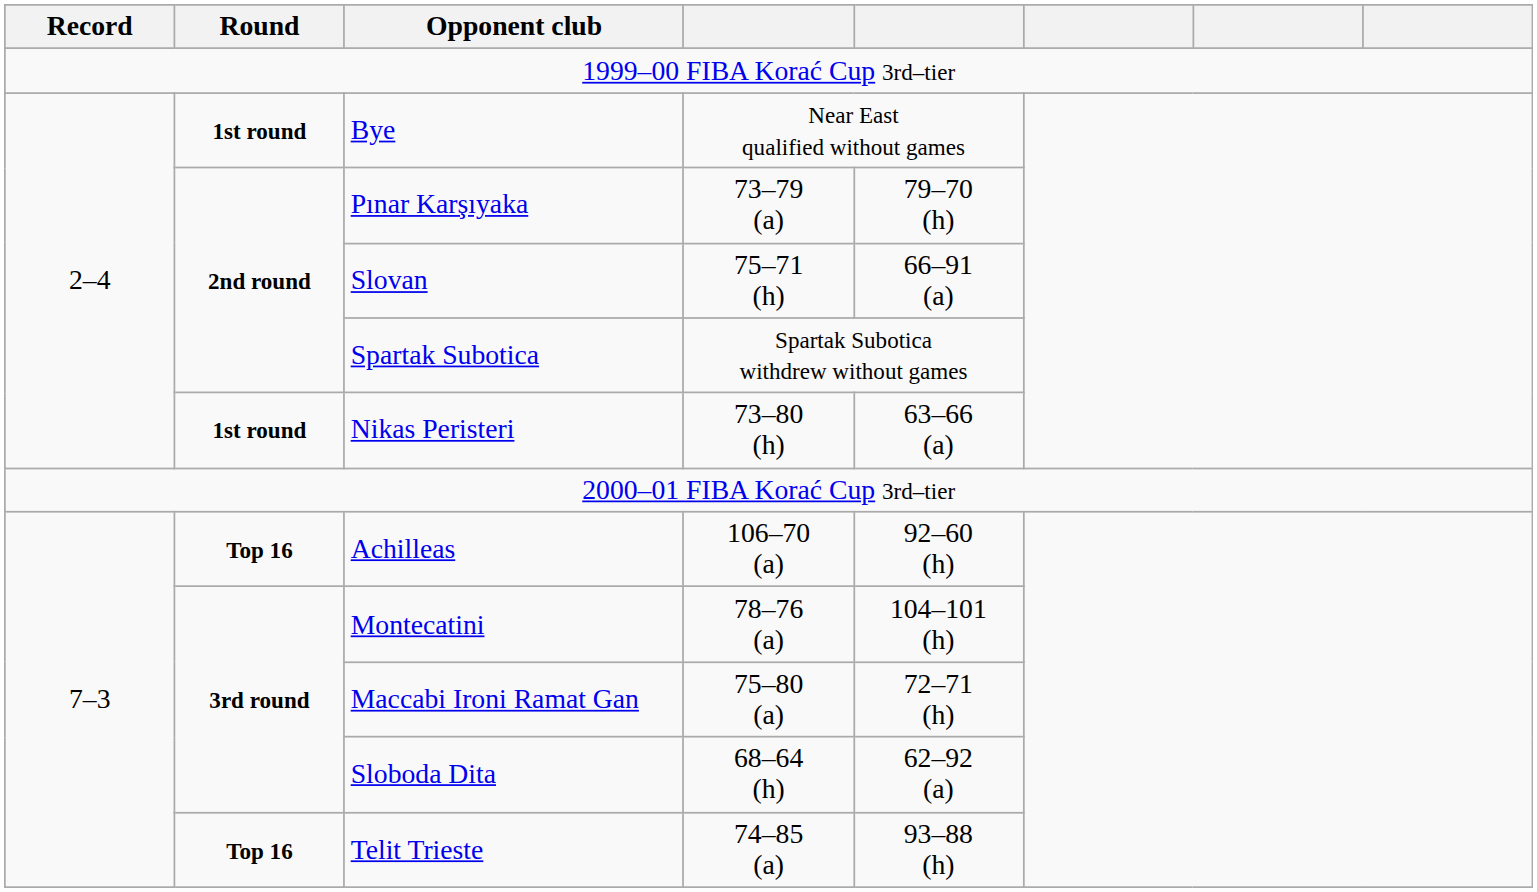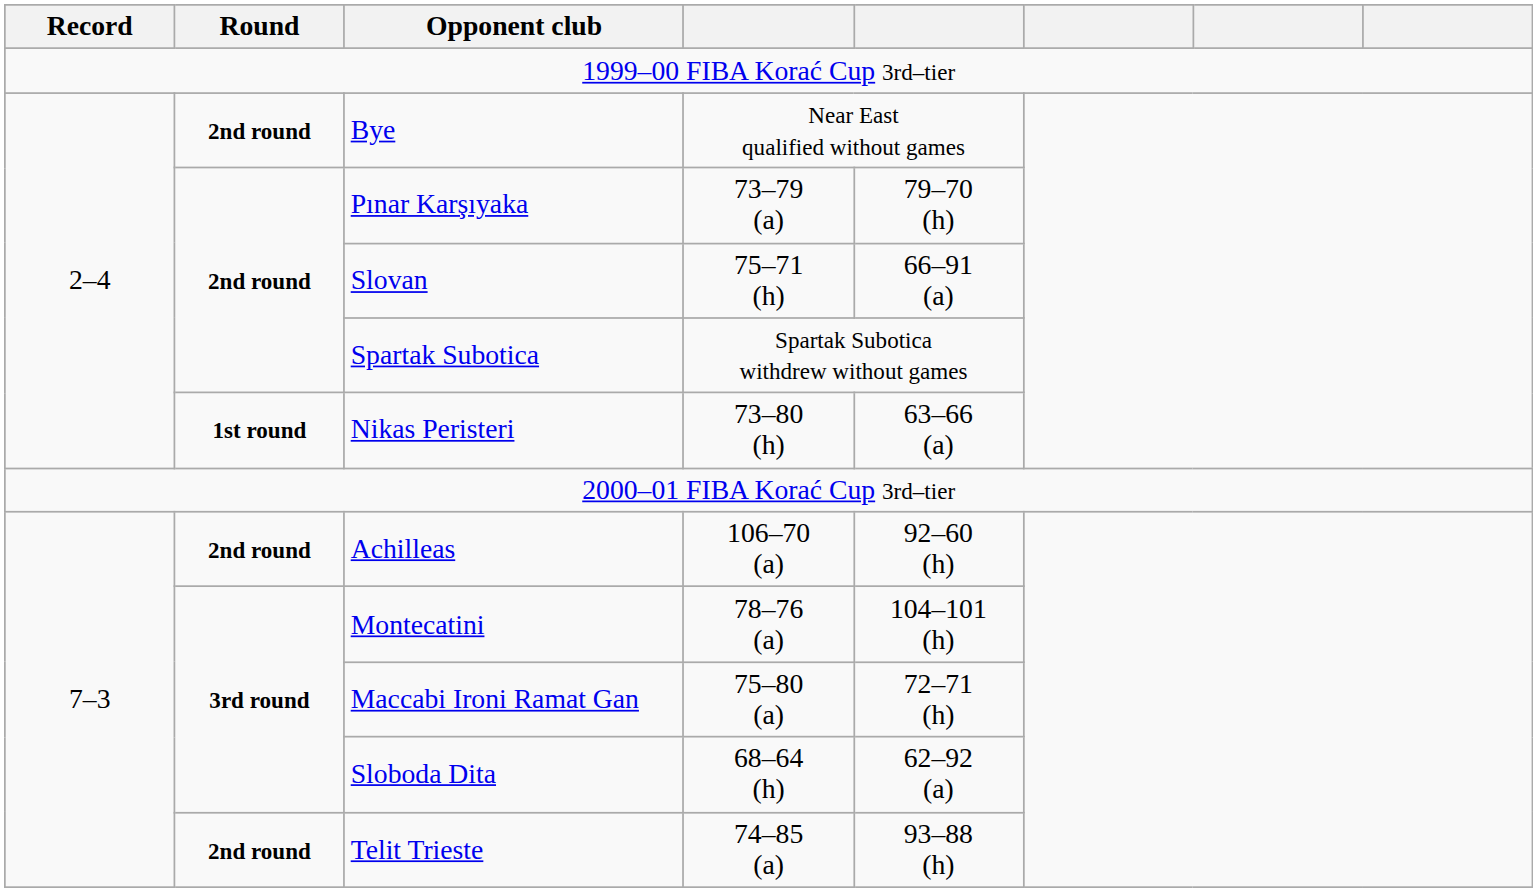(259, 131) 1st round -> (259, 131) 2nd round
(259, 550) Top 16 -> (259, 550) 2nd round
(259, 850) Top 16 -> (259, 850) 2nd round
